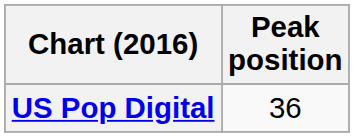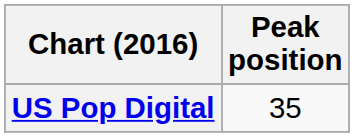(285, 107) 36 -> (285, 107) 35
